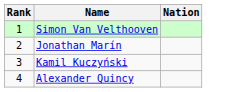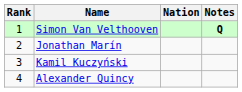+ column: (220, 13)
